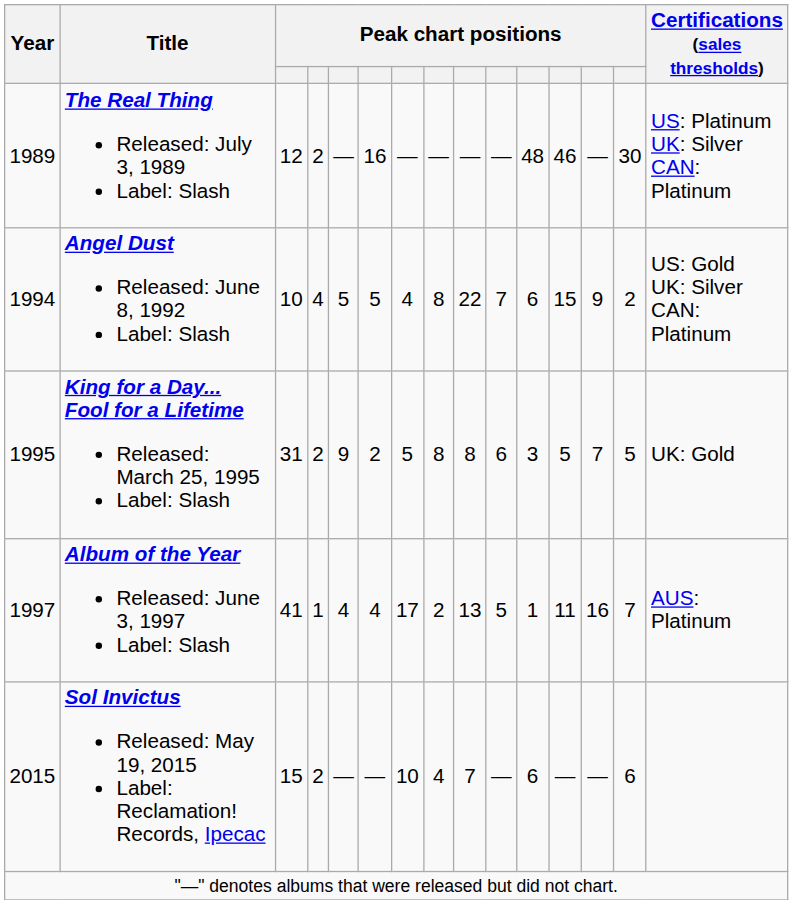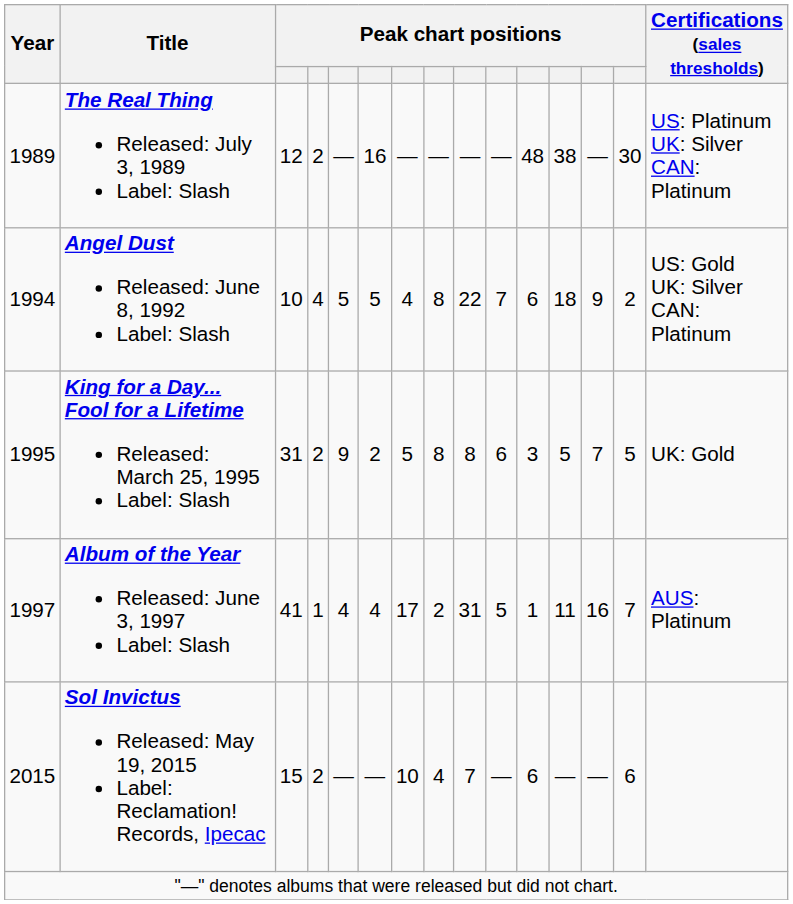(565, 155) 46 -> (565, 155) 38
(565, 299) 15 -> (565, 299) 18
(470, 609) 13 -> (470, 609) 31
